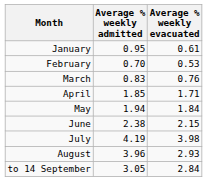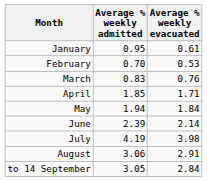(134, 124) 2.38 -> (134, 124) 2.39
(189, 124) 2.15 -> (189, 124) 2.14
(134, 154) 3.96 -> (134, 154) 3.06
(189, 154) 2.93 -> (189, 154) 2.91
